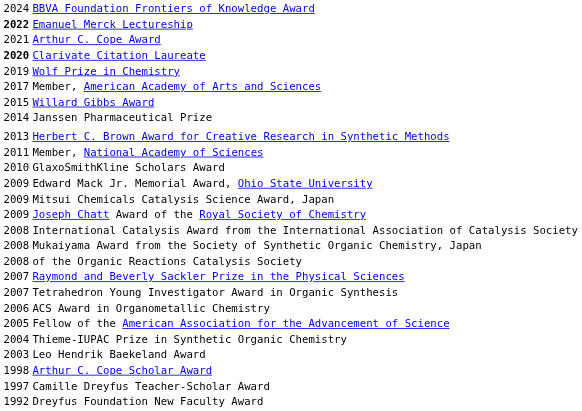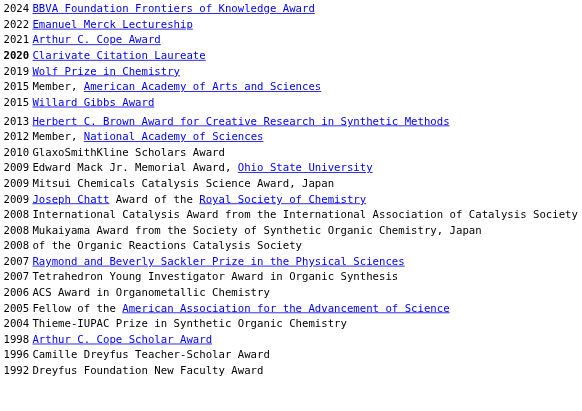(16, 24) bold -> (16, 24) normal
(16, 87) 2017 -> (16, 87) 2015
- row: (122, 118)
(16, 152) 2011 -> (16, 137) 2012
- row: (119, 355)
(16, 386) 1997 -> (16, 355) 1996
